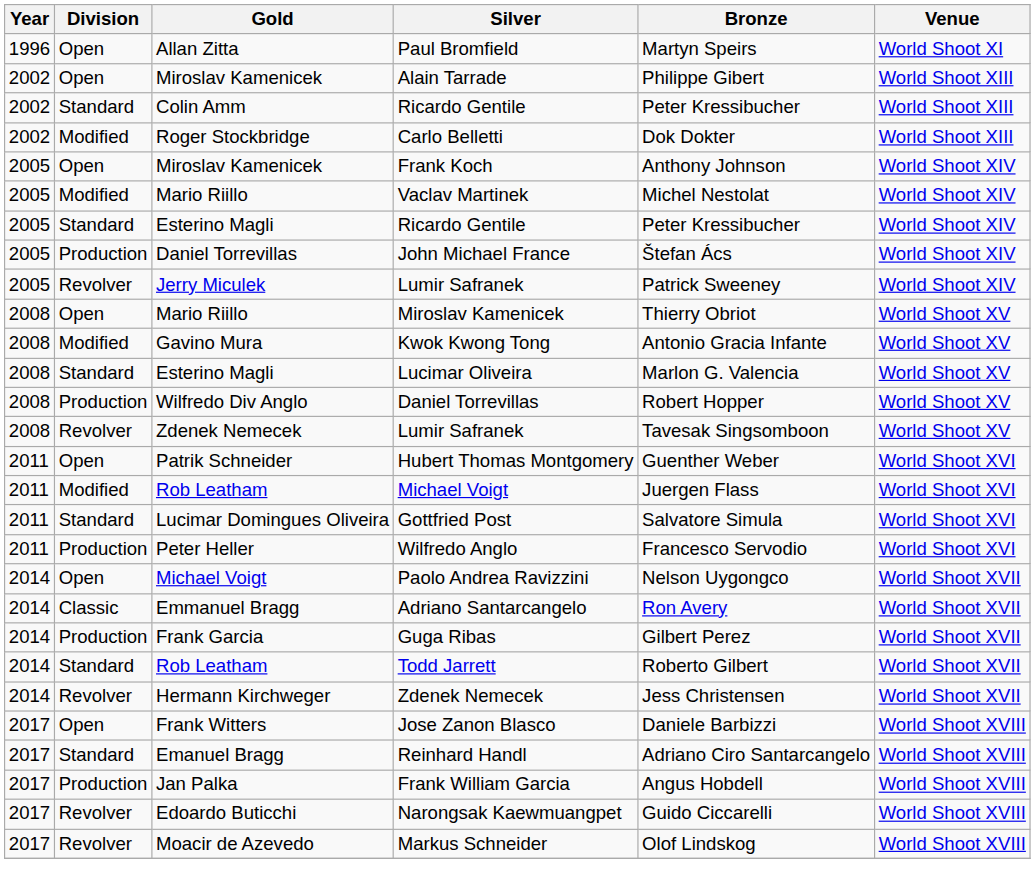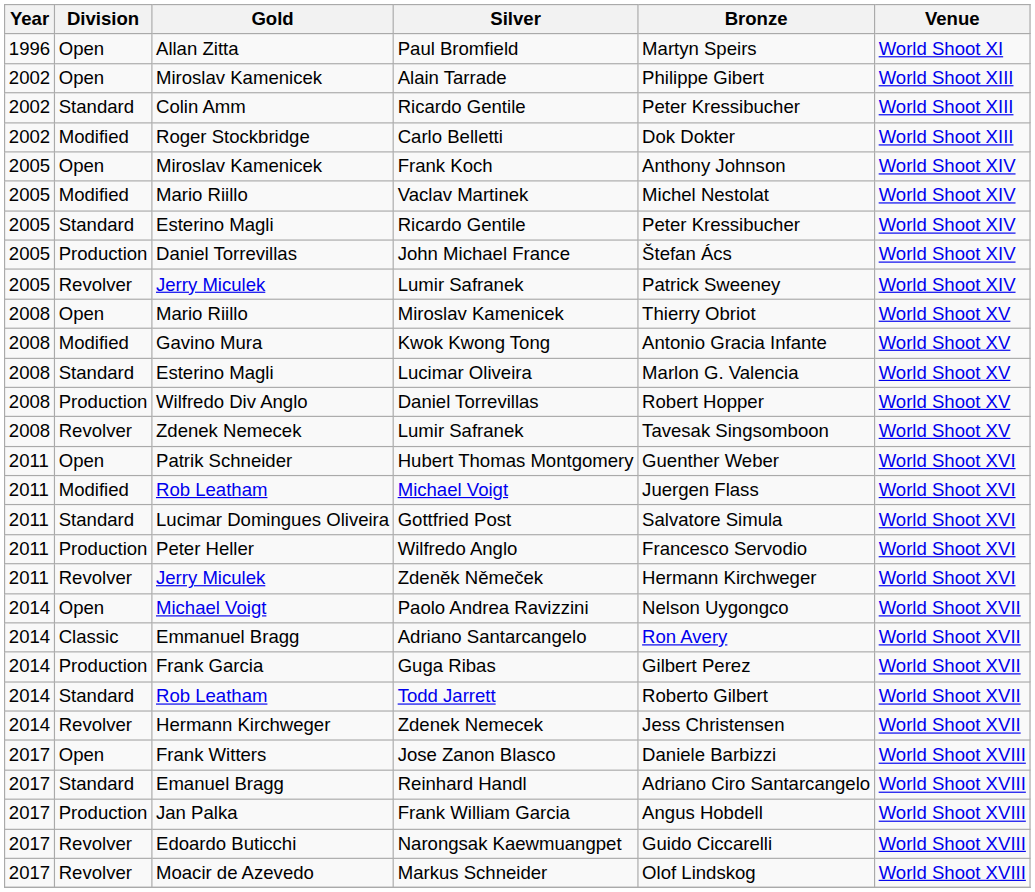+ row: (211, 578)
